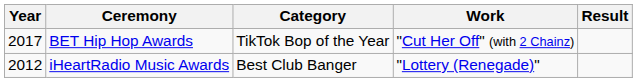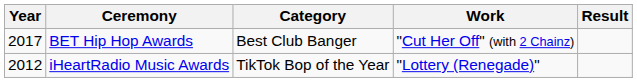(313, 41) TikTok Bop of the Year -> (296, 41) Best Club Banger
(296, 65) Best Club Banger -> (313, 65) TikTok Bop of the Year
